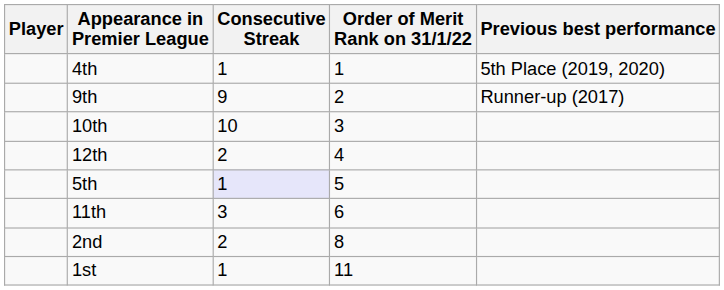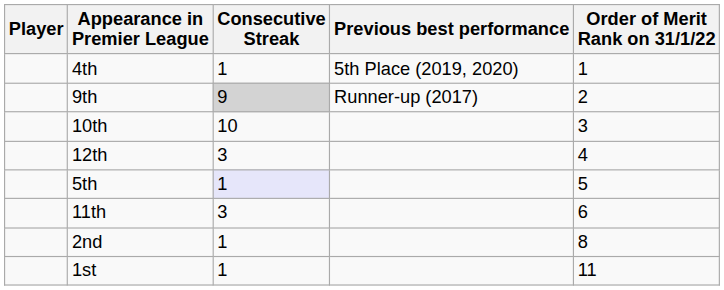columns swapped: (403, 29) <-> (598, 29)
(222, 97) no background -> (222, 97) lightgrey background
(222, 155) 2 -> (222, 155) 3
(222, 241) 2 -> (222, 241) 1
